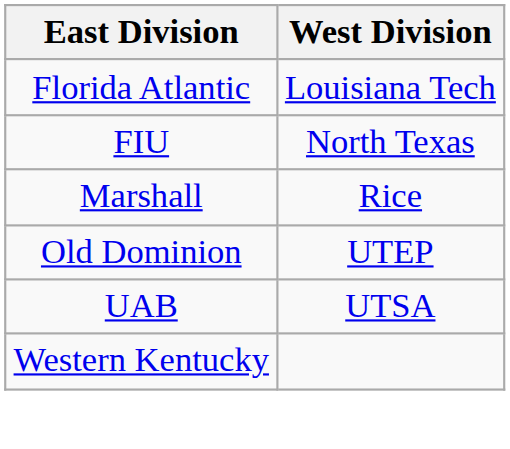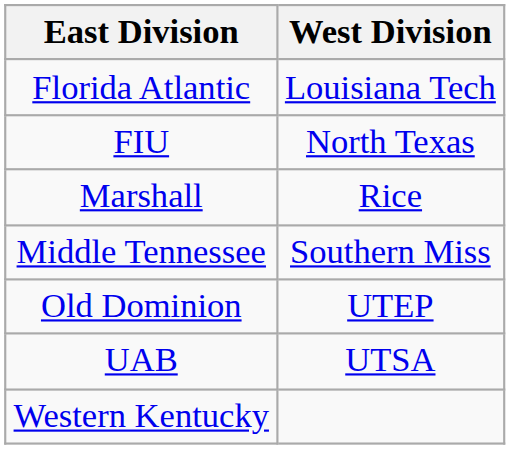+ row: (141, 251)
